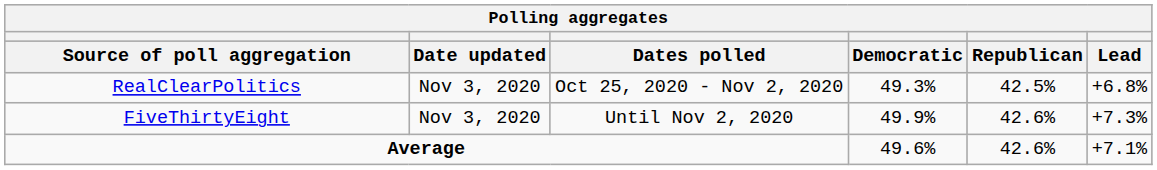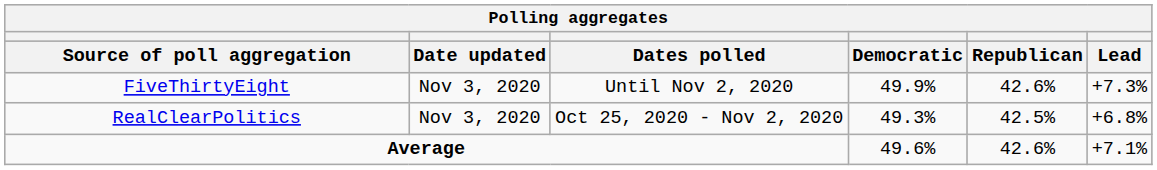rows swapped: (207, 118) <-> (207, 87)
